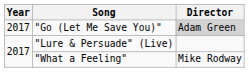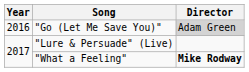(18, 28) 2017 -> (18, 28) 2016
(210, 59) normal -> (210, 59) bold
